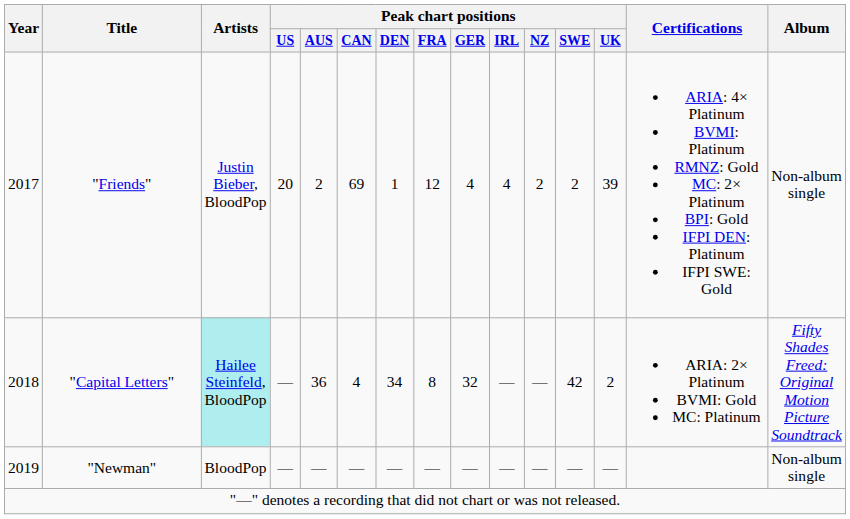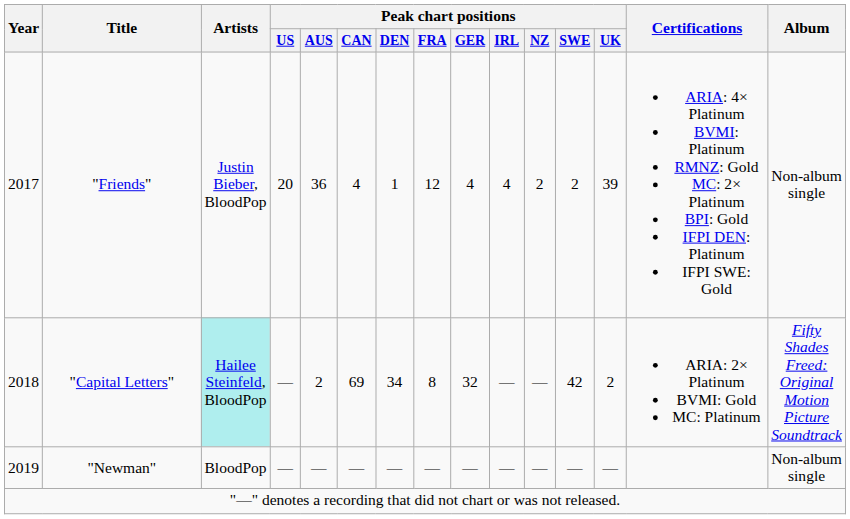(319, 184) 2 -> (319, 184) 36
(356, 184) 69 -> (356, 184) 4
(319, 382) 36 -> (319, 382) 2
(356, 382) 4 -> (356, 382) 69
